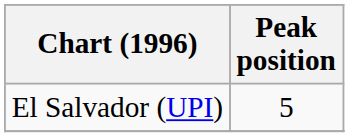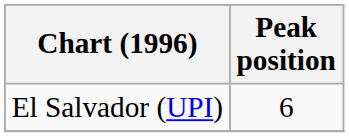(286, 107) 5 -> (286, 107) 6
